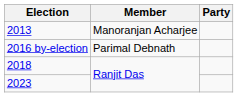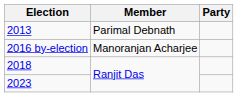(145, 30) Manoranjan Acharjee -> (134, 30) Parimal Debnath
(134, 48) Parimal Debnath -> (145, 48) Manoranjan Acharjee
